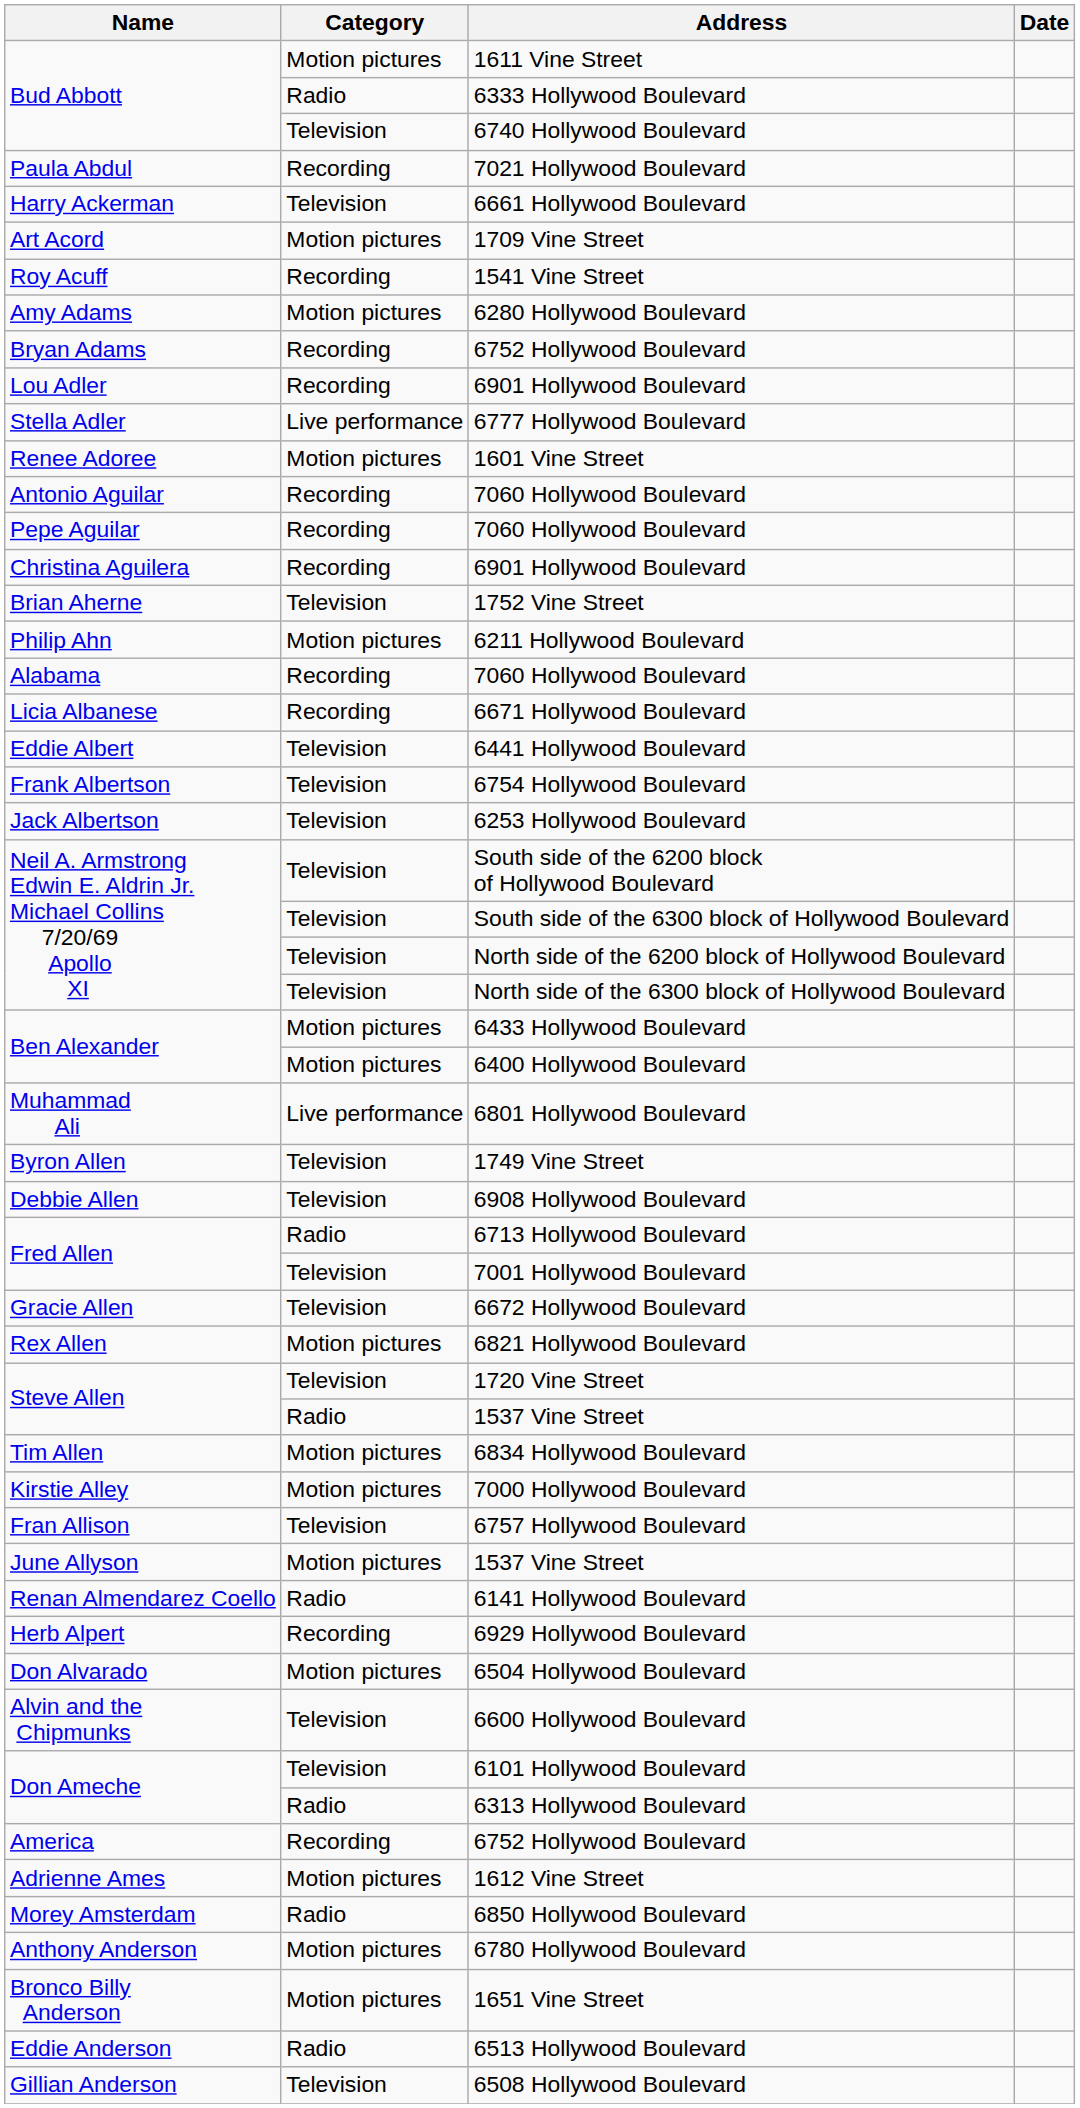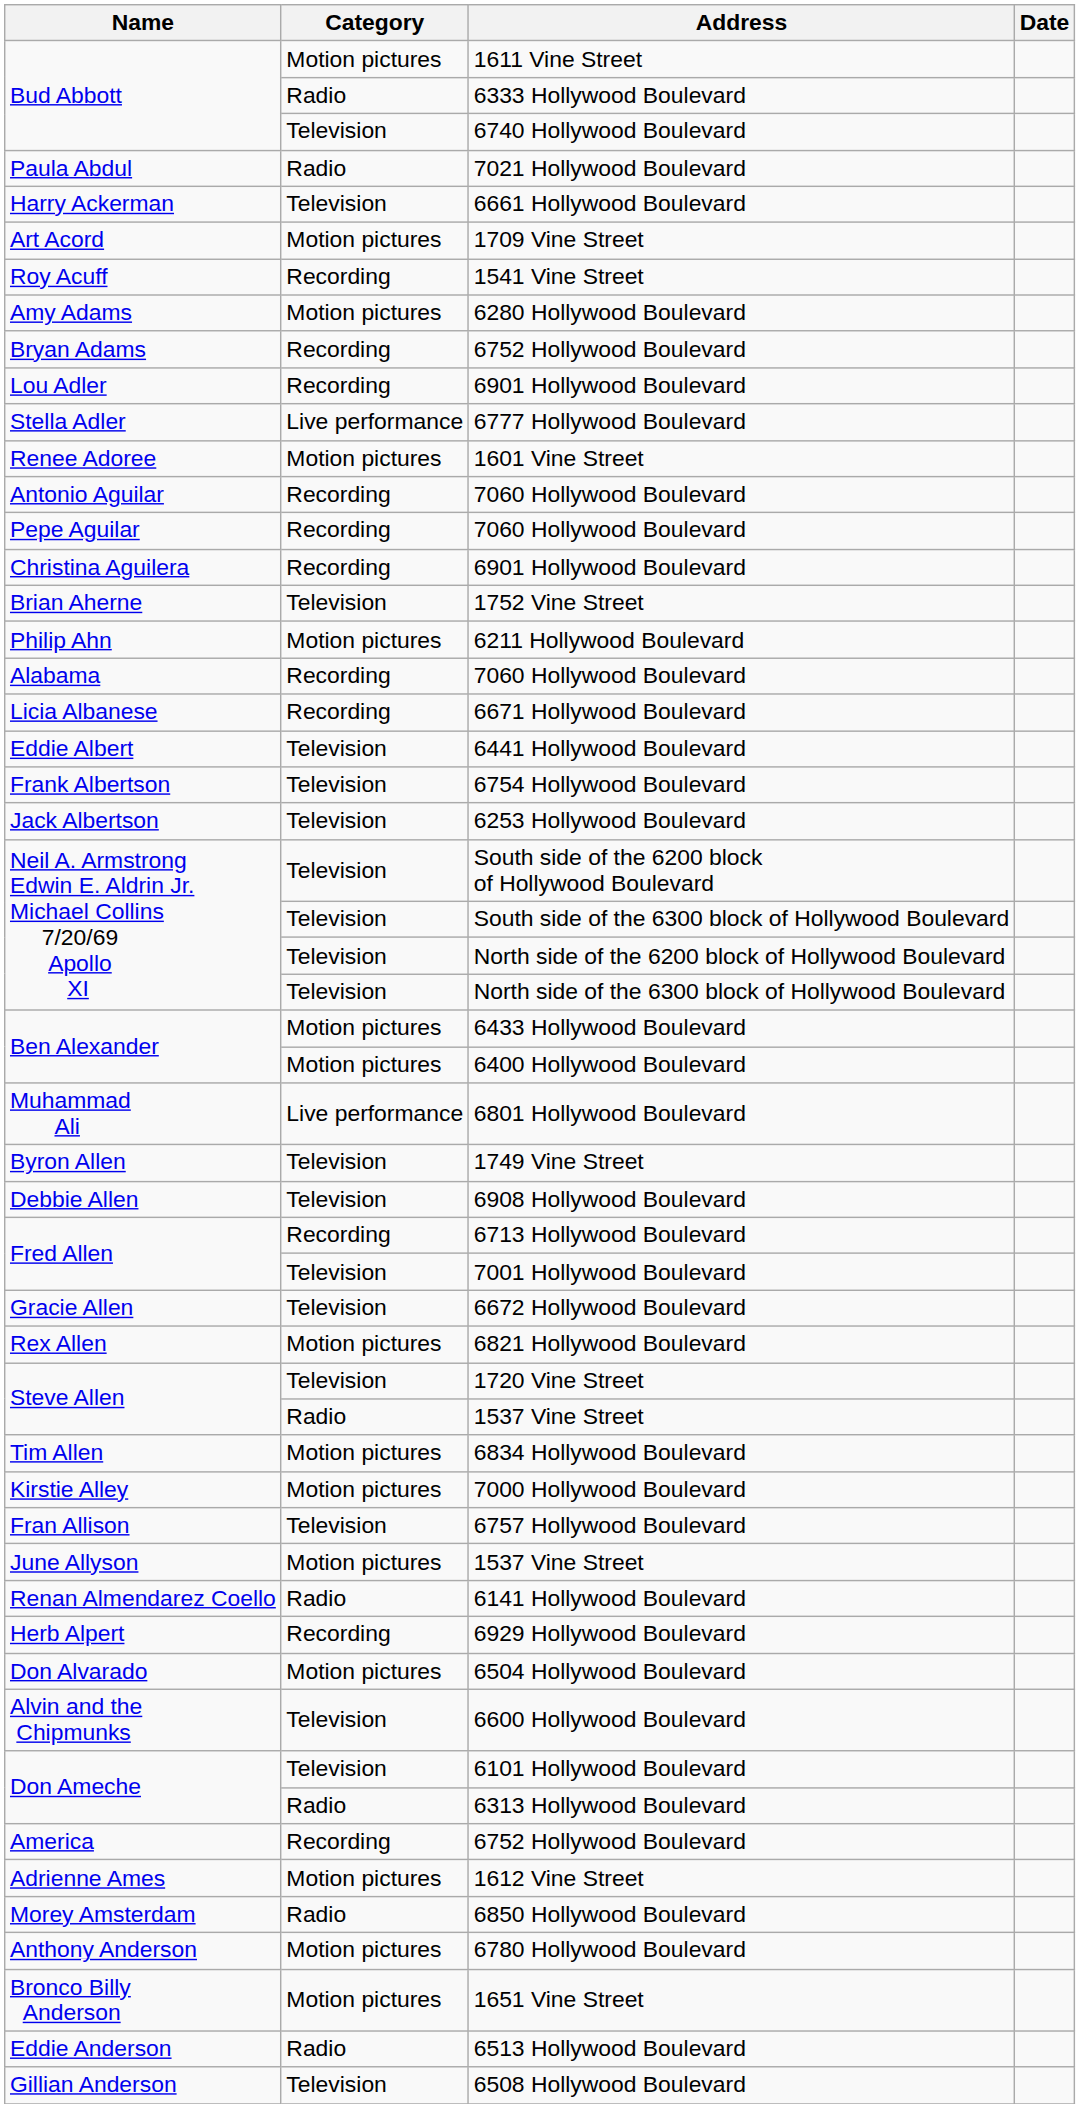(339, 167) Recording -> (316, 167) Radio
(316, 1235) Radio -> (339, 1235) Recording
